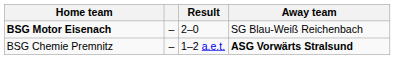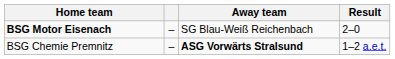columns swapped: (309, 12) <-> (204, 12)
